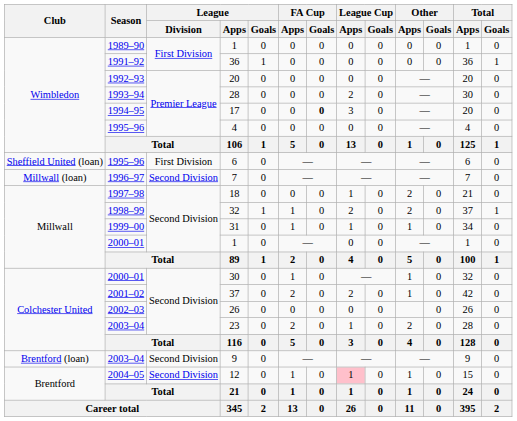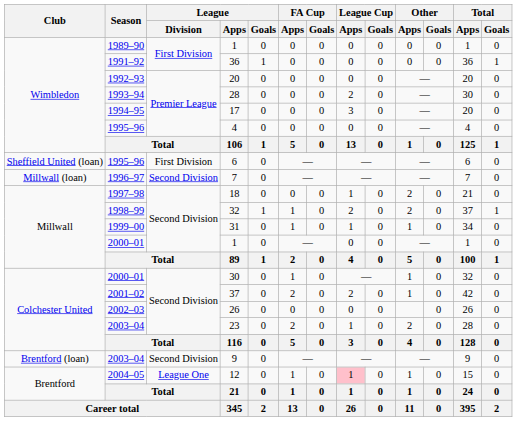(322, 111) bold -> (322, 111) normal
(184, 375) Second Division -> (183, 375) League One
